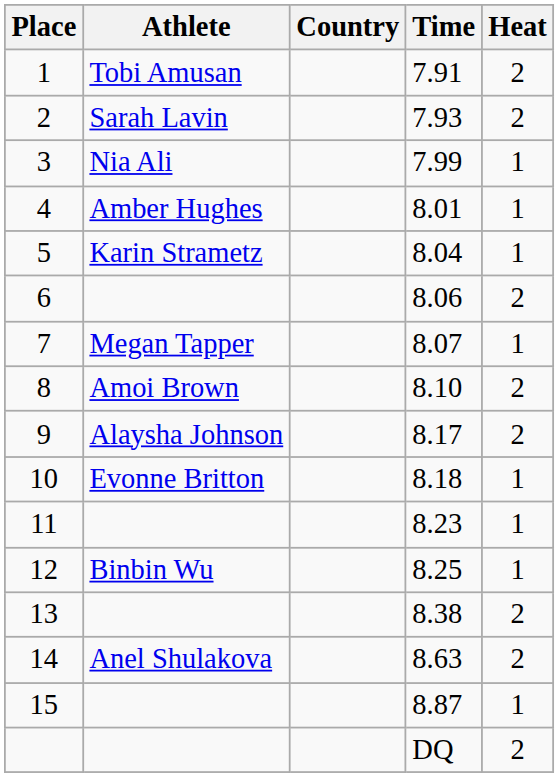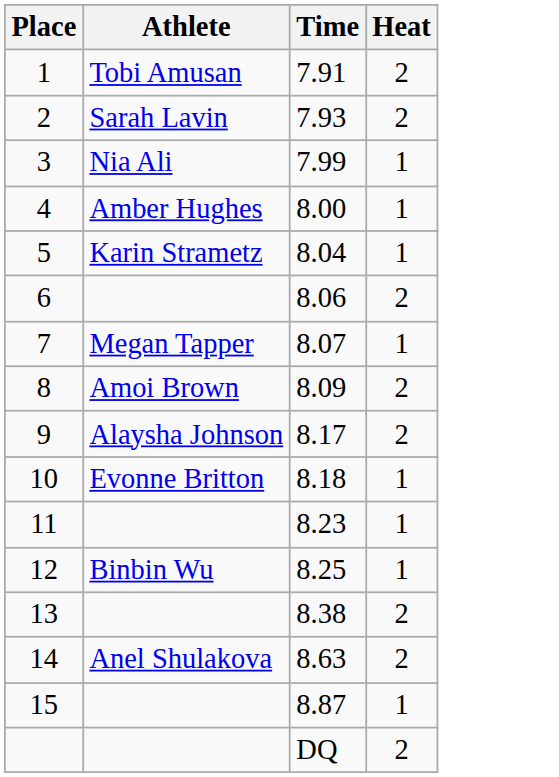- column: (348, 27)
(437, 207) 8.01 -> (321, 207) 8.00
(437, 388) 8.10 -> (321, 388) 8.09
